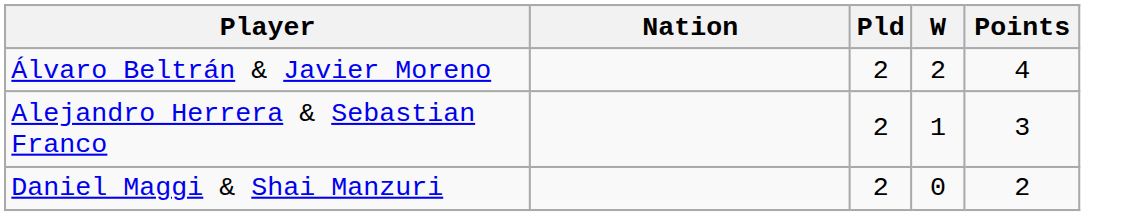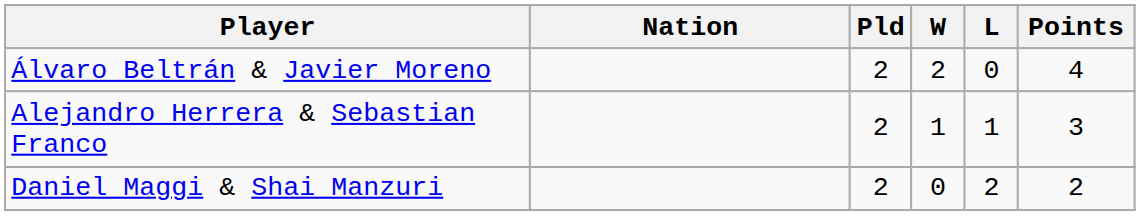+ column: (992, 27)
